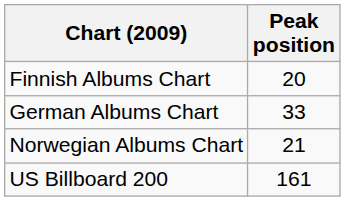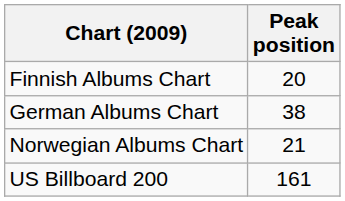(294, 111) 33 -> (294, 111) 38
